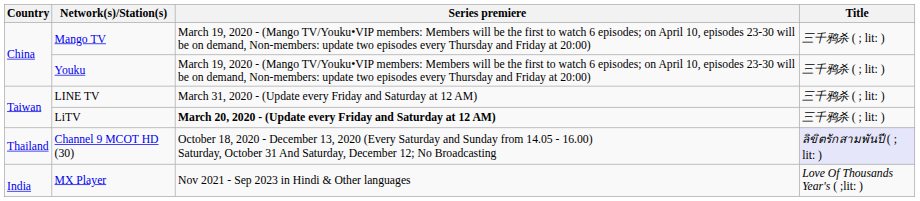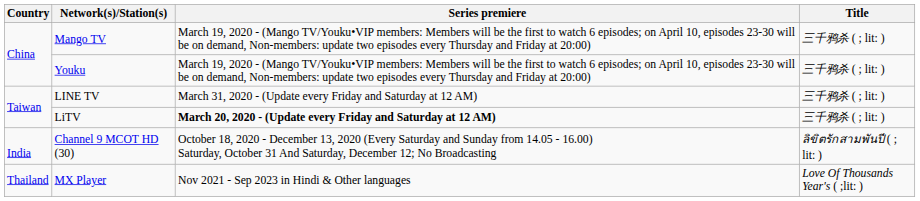(28, 146) Thailand -> (19, 152) India
(850, 147) lavender background -> (850, 147) no background
(19, 186) India -> (28, 180) Thailand
